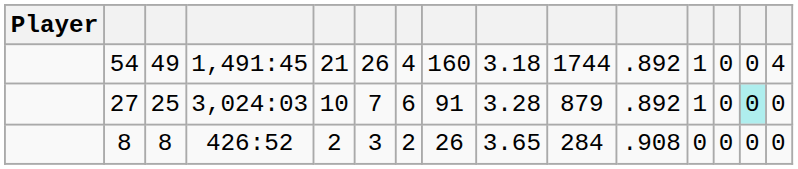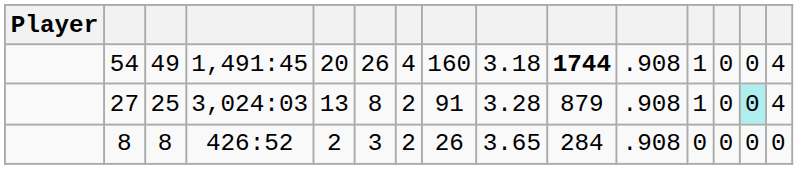(334, 64) 21 -> (334, 64) 20
(582, 64) normal -> (582, 64) bold
(652, 64) .892 -> (652, 64) .908
(334, 104) 10 -> (334, 104) 13
(375, 104) 7 -> (375, 104) 8
(408, 104) 6 -> (408, 104) 2
(652, 104) .892 -> (652, 104) .908
(778, 104) 0 -> (778, 104) 4
